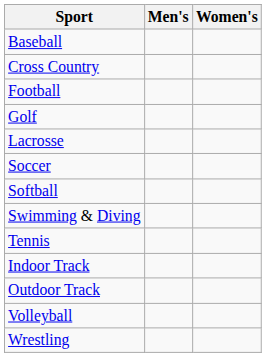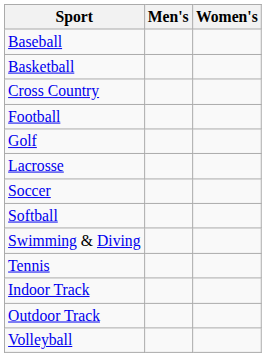+ row: (41, 66)
- row: (39, 340)
